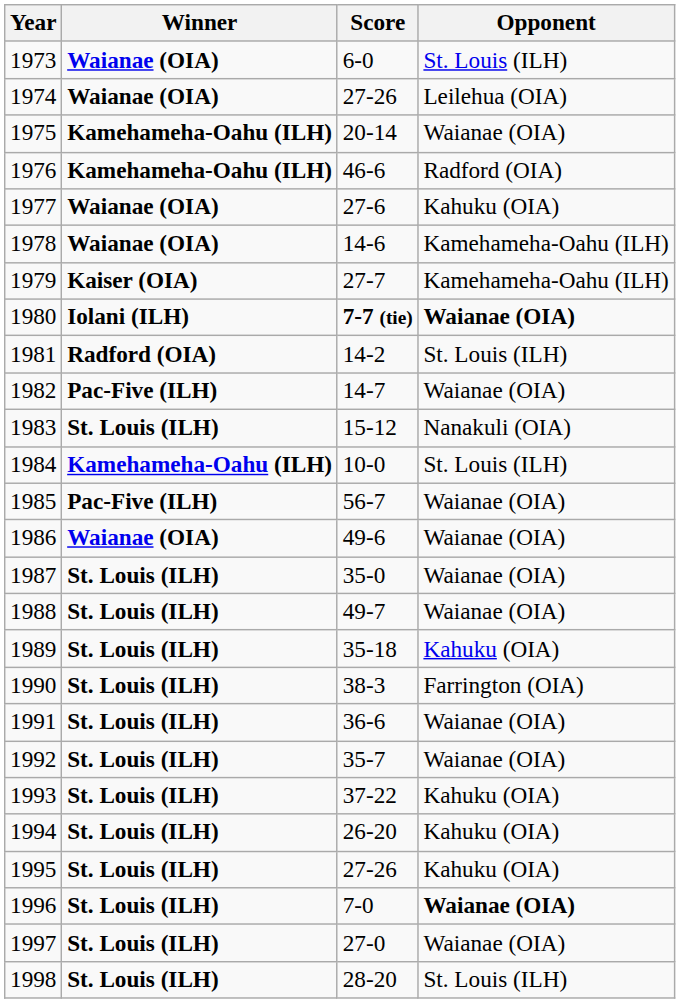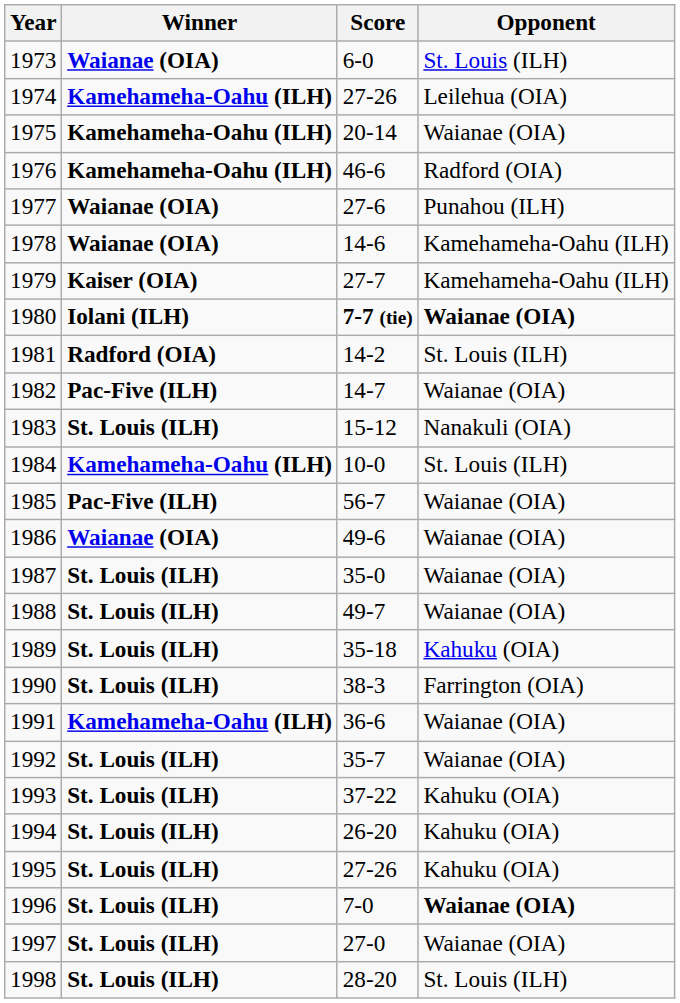(143, 96) Waianae (OIA) -> (200, 96) Kamehameha-Oahu (ILH)
(491, 206) Kahuku (OIA) -> (494, 206) Punahou (ILH)
(143, 721) St. Louis (ILH) -> (200, 721) Kamehameha-Oahu (ILH)
